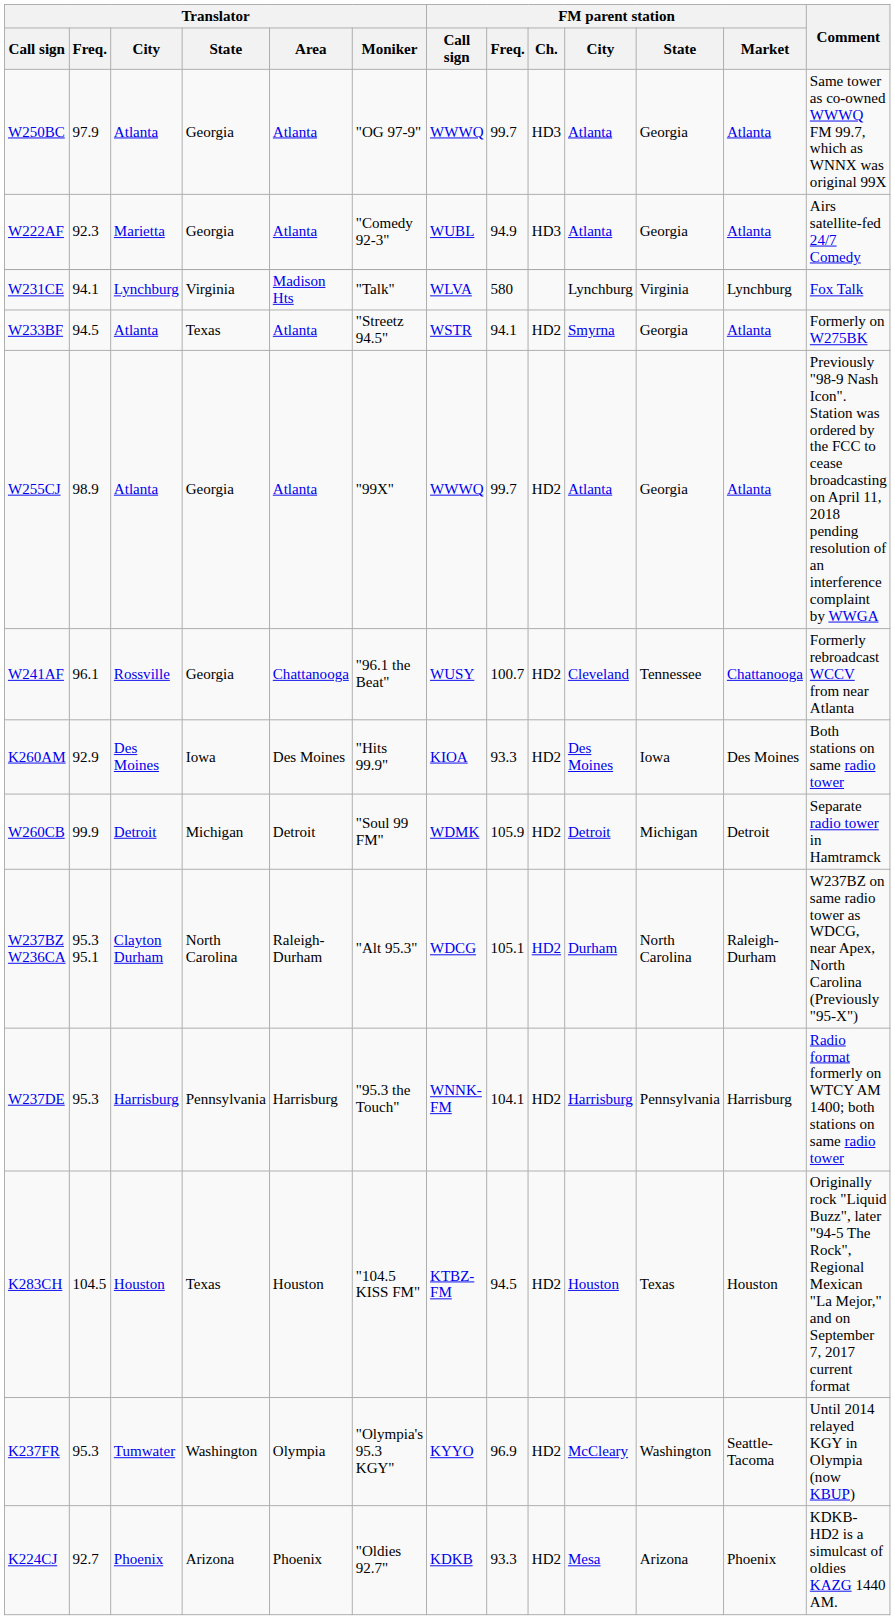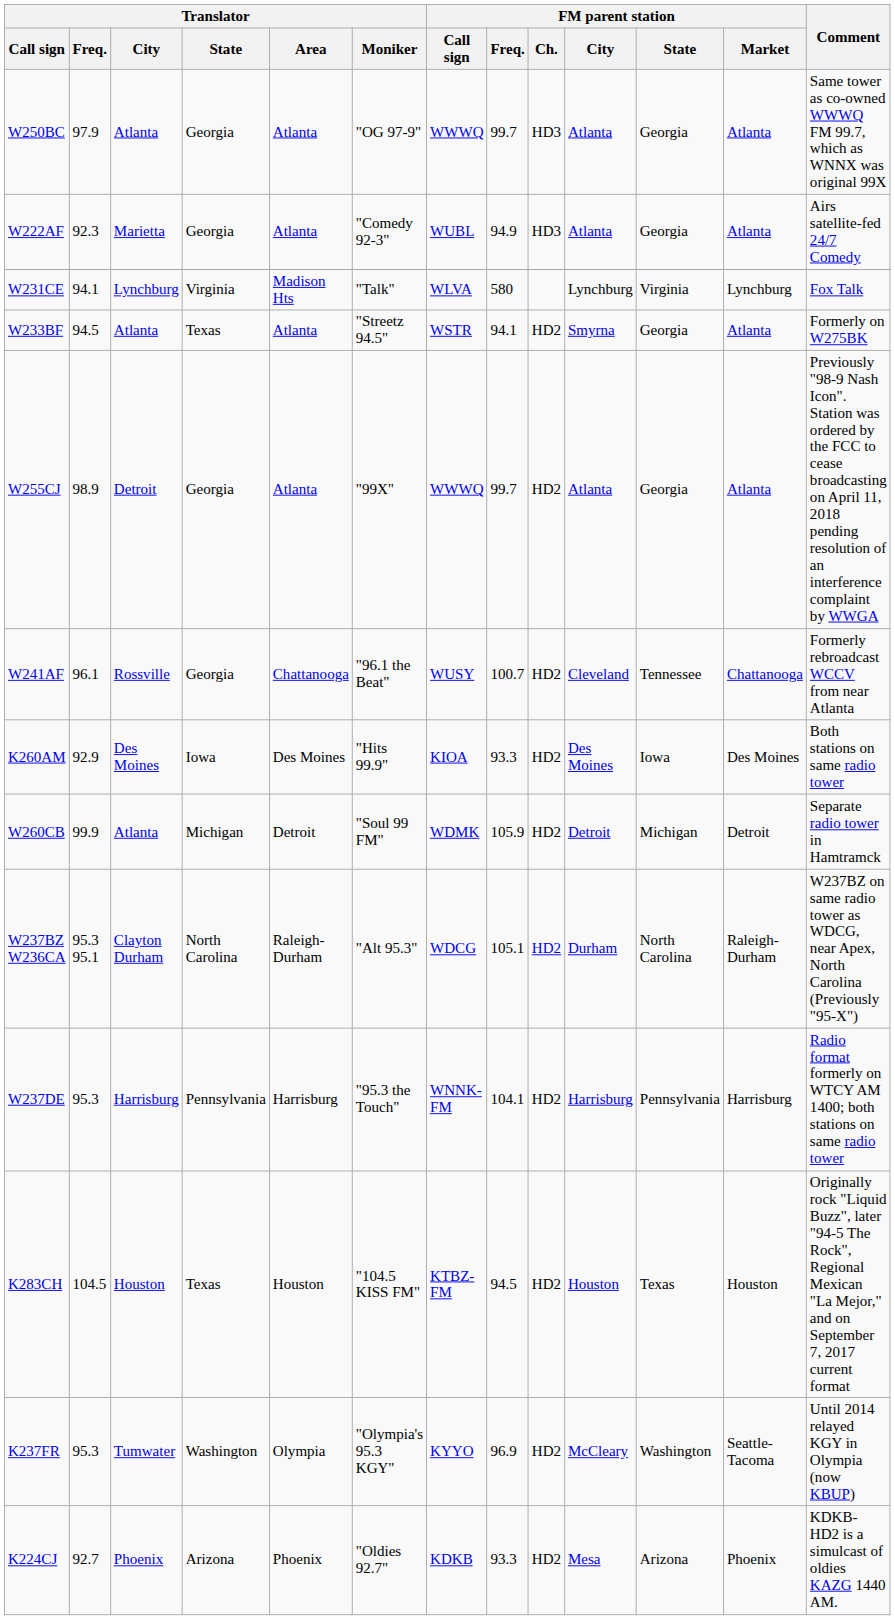(136, 489) Atlanta -> (135, 489) Detroit
(135, 831) Detroit -> (136, 831) Atlanta
